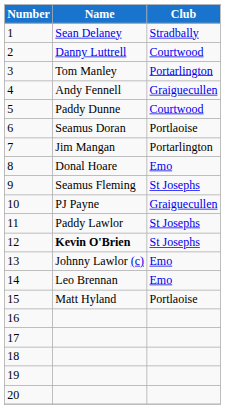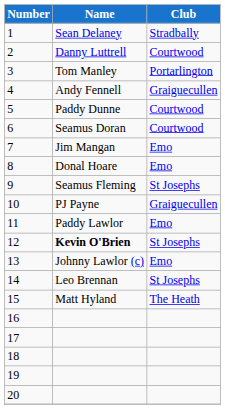(174, 128) Portlaoise -> (177, 128) Courtwood
(181, 147) Portarlington -> (161, 147) Emo
(175, 223) St Josephs -> (161, 223) Emo
(161, 280) Emo -> (175, 280) St Josephs
(174, 299) Portlaoise -> (175, 299) The Heath
